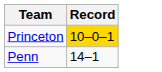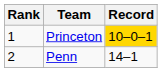+ column: (24, 15)
